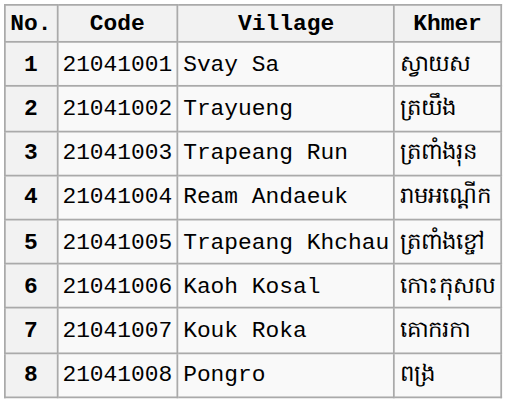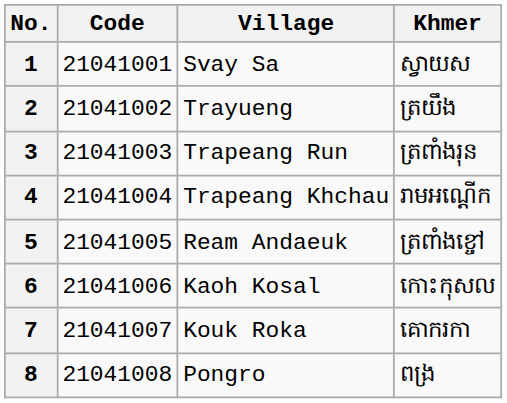(266, 197) Ream Andaeuk -> (286, 197) Trapeang Khchau
(286, 242) Trapeang Khchau -> (266, 242) Ream Andaeuk
